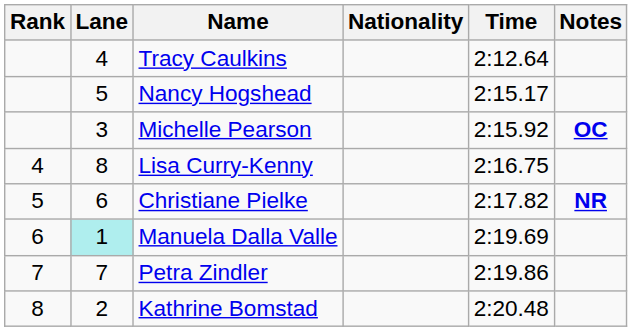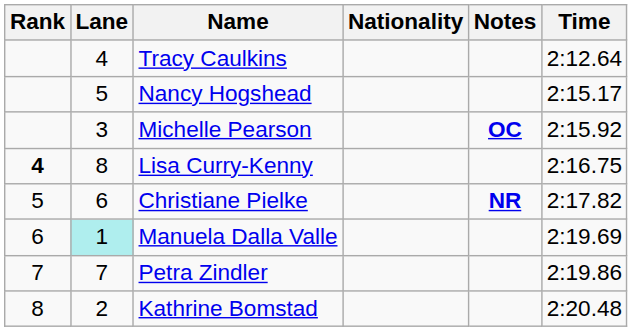columns swapped: (511, 22) <-> (591, 22)
(37, 165) normal -> (37, 165) bold
